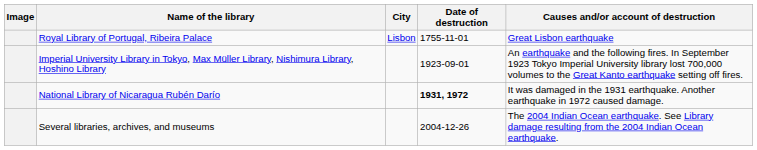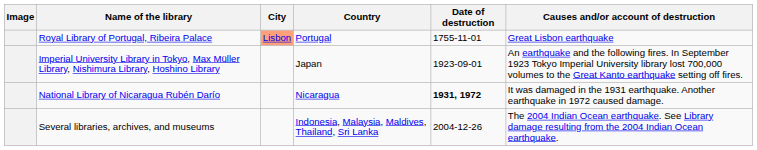+ column: (362, 17)
(402, 38) no background -> (277, 38) lightsalmon background
